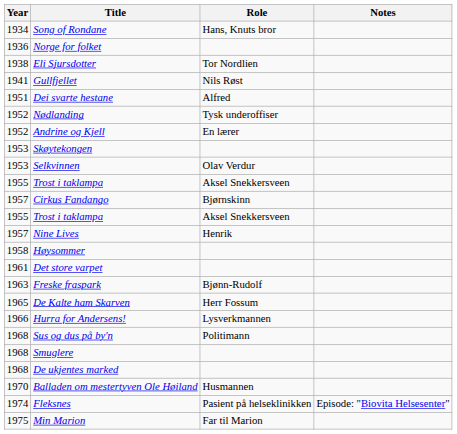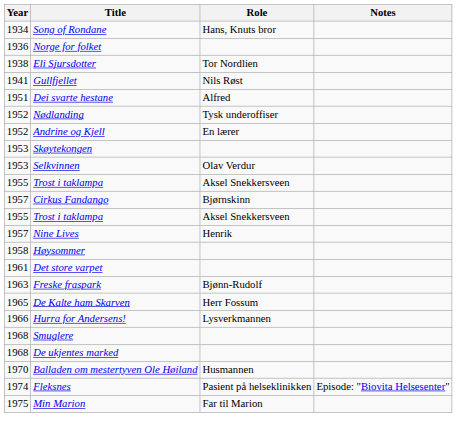- row: (18, 336)
